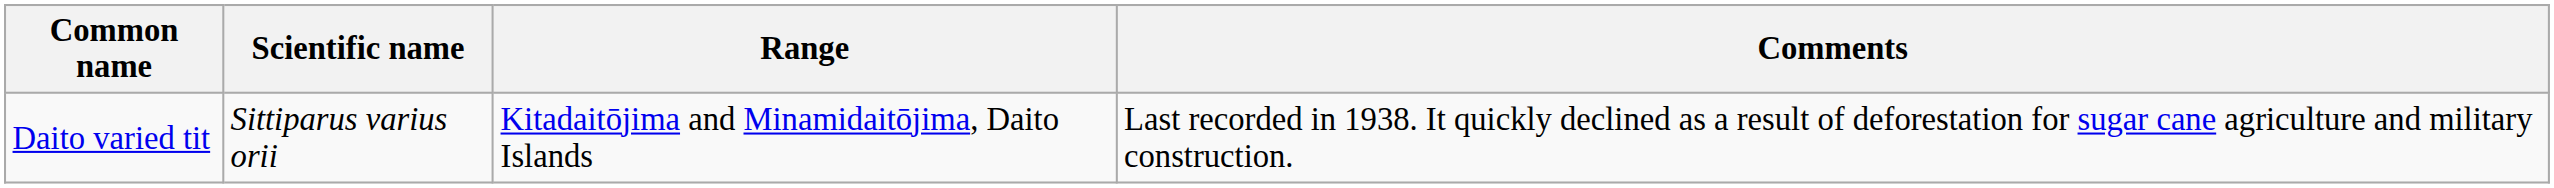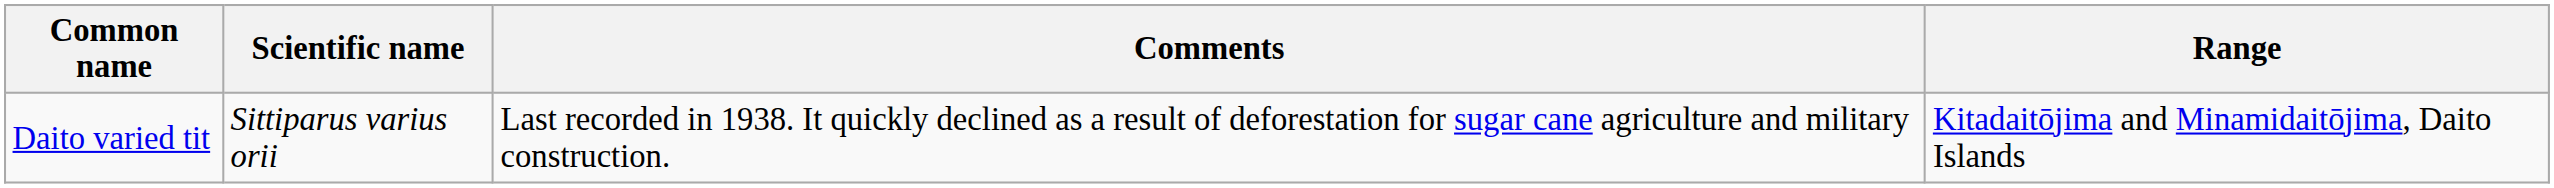columns swapped: (805, 48) <-> (1833, 48)
